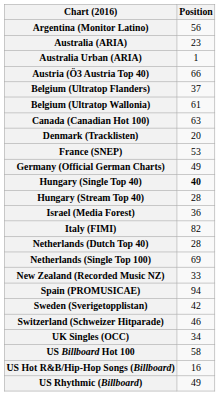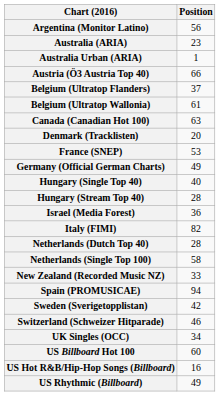(196, 182) bold -> (196, 182) normal
(196, 259) 69 -> (196, 259) 58
(196, 352) 58 -> (196, 352) 60
